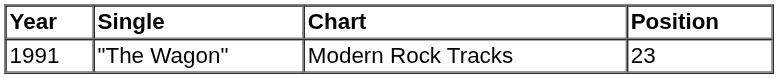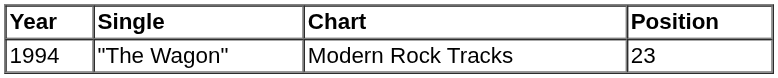(35, 55) 1991 -> (35, 55) 1994
